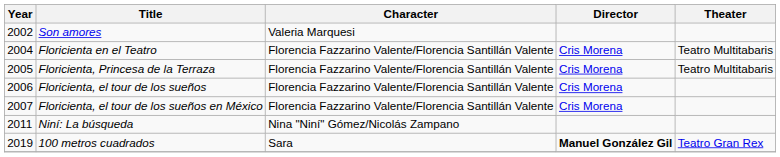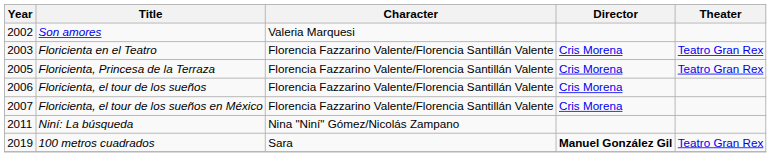(20, 51) 2004 -> (20, 51) 2003
(725, 51) Teatro Multitabaris -> (721, 51) Teatro Gran Rex
(725, 69) Teatro Multitabaris -> (721, 69) Teatro Gran Rex
